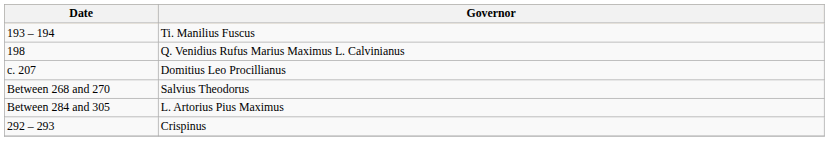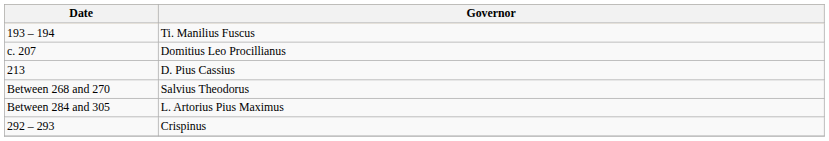- row: (283, 51)
+ row: (198, 70)
